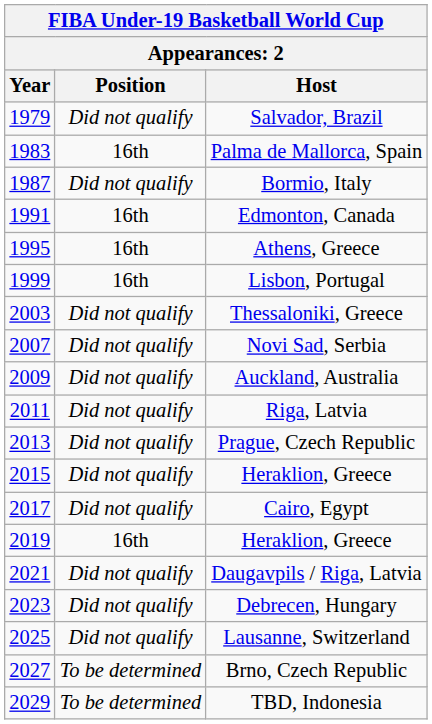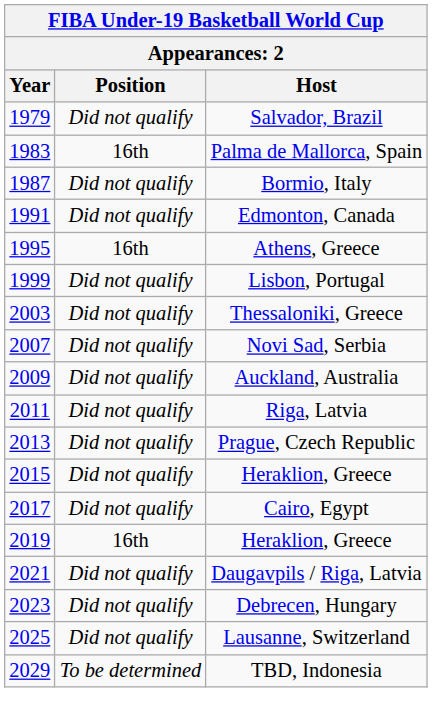(130, 215) 16th -> (130, 215) Did not qualify
(130, 280) 16th -> (130, 280) Did not qualify
- row: (30, 670)
